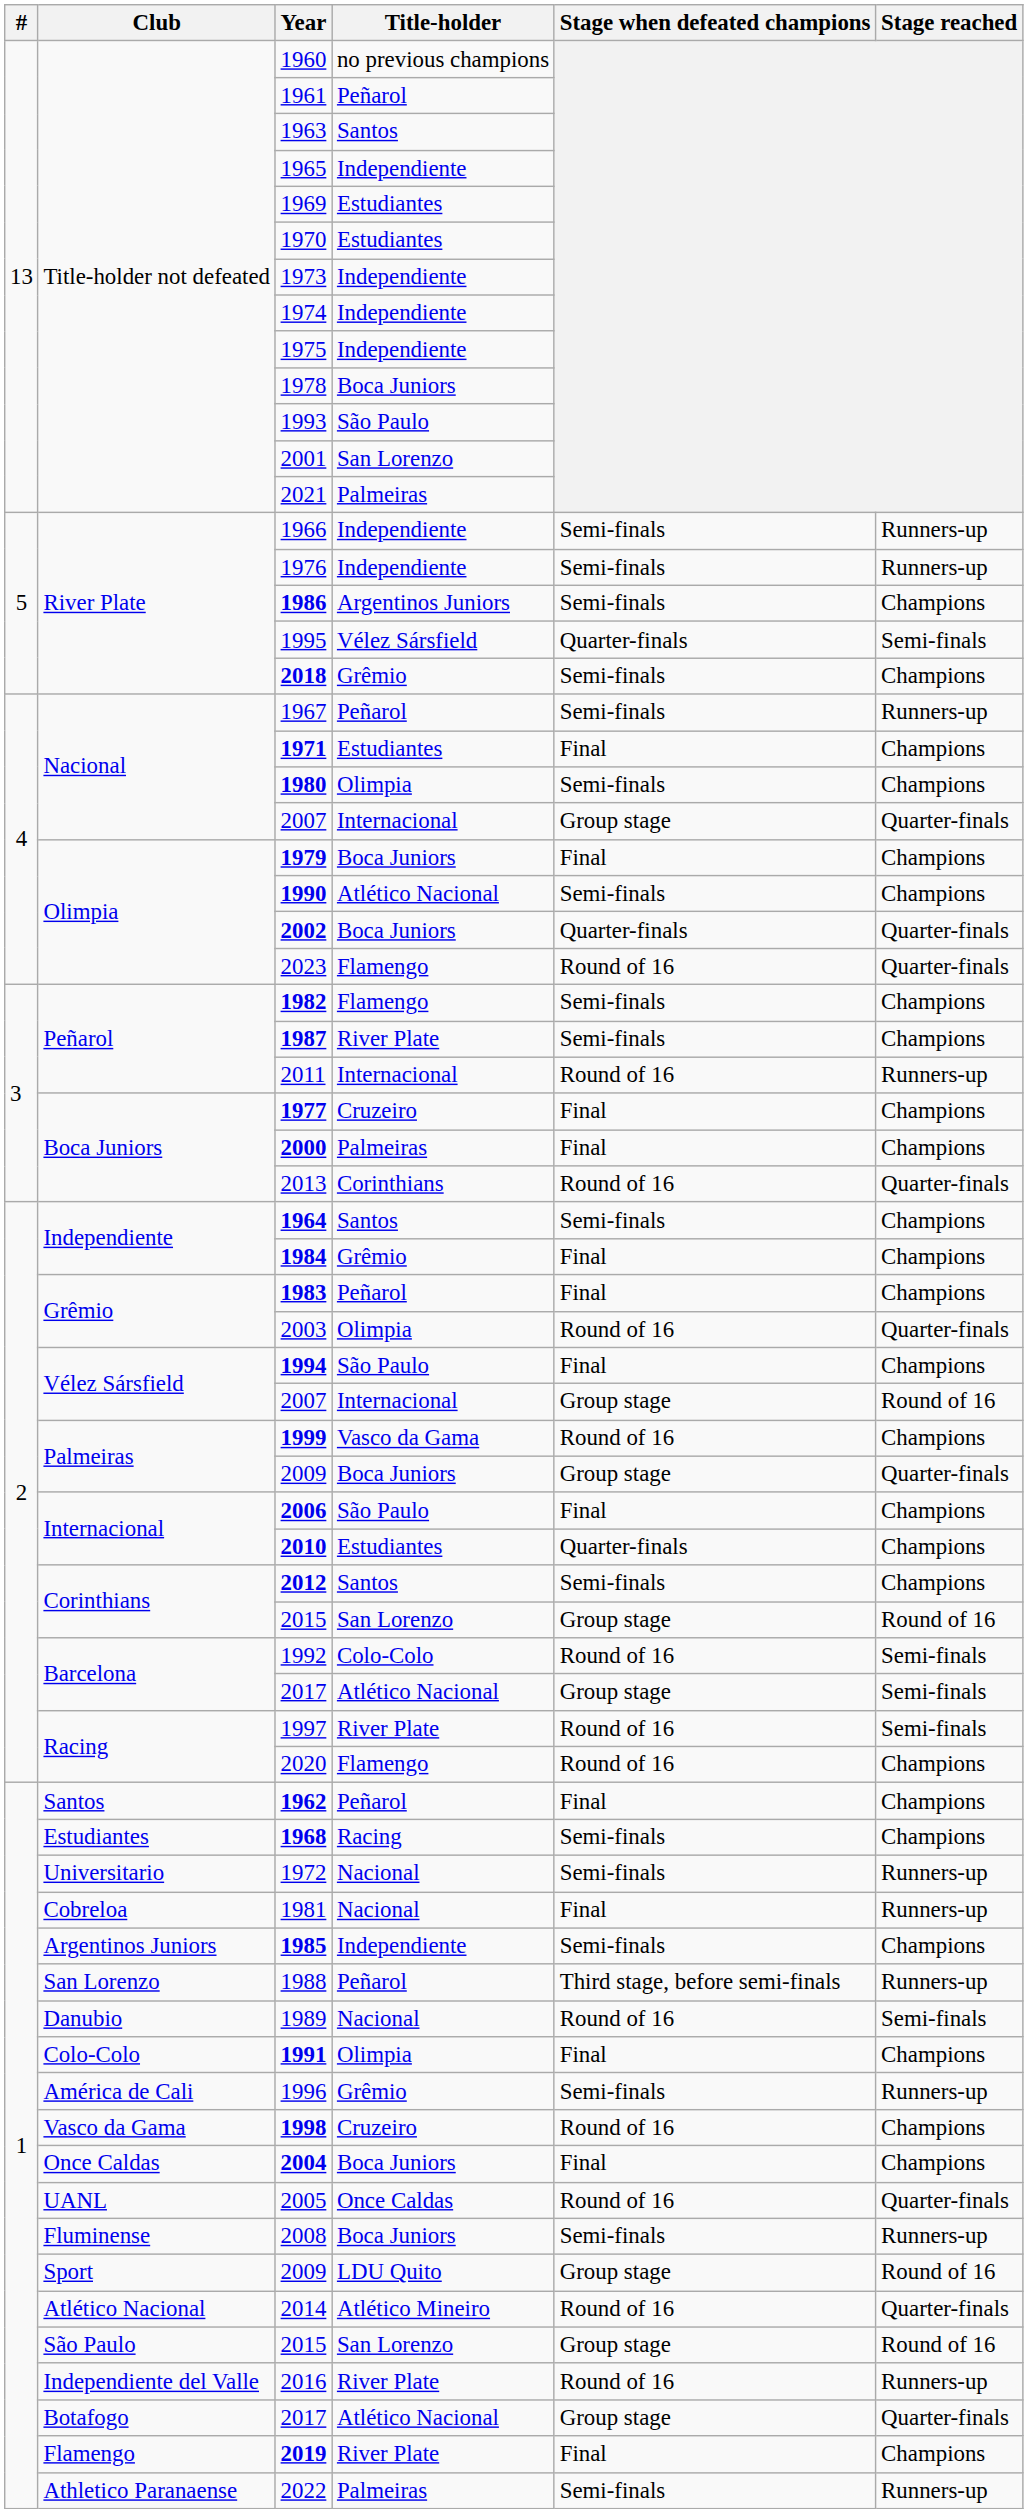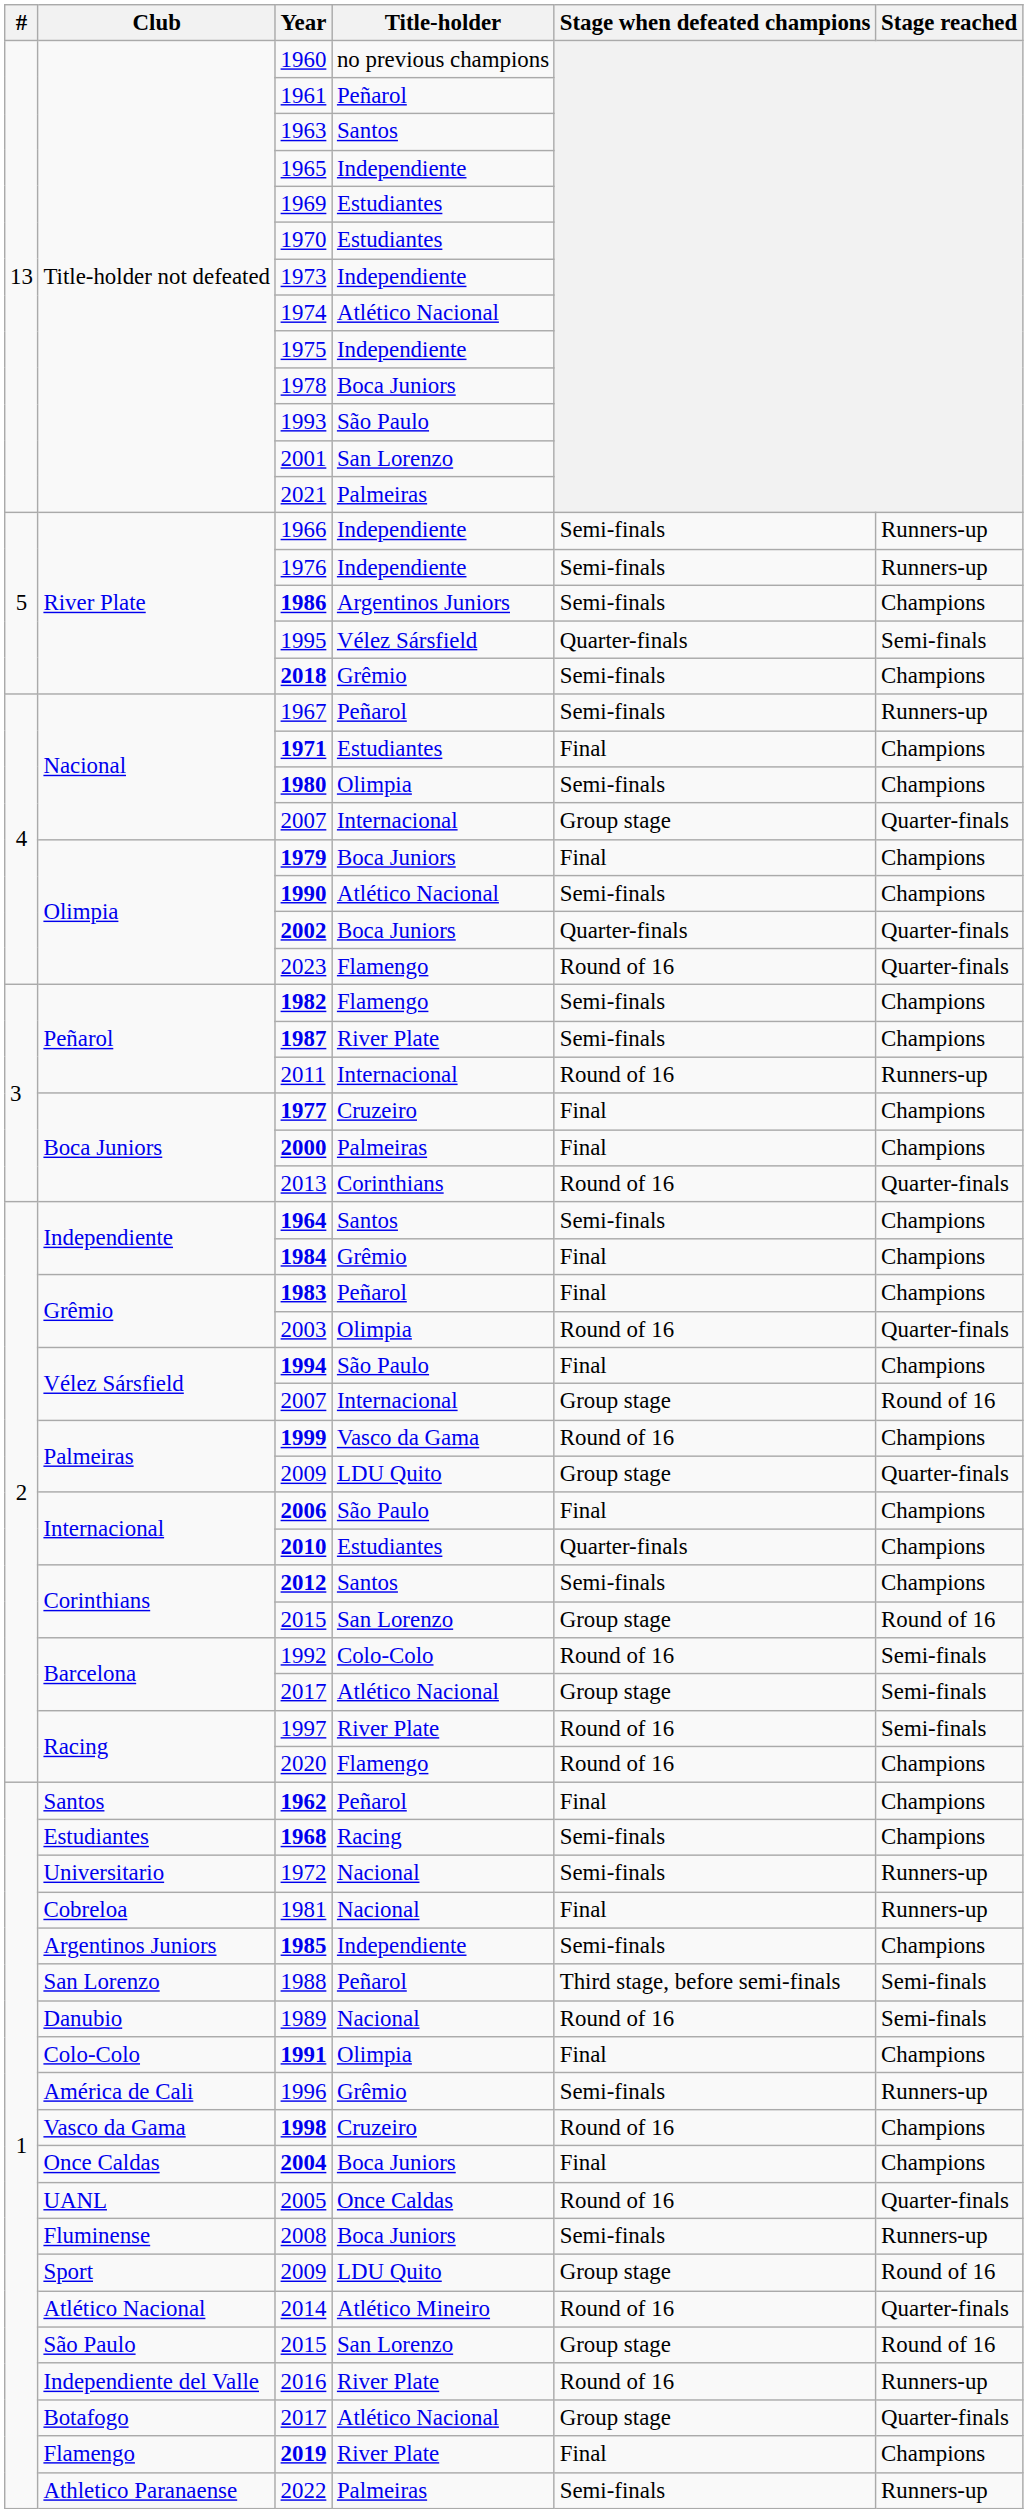(402, 312) Independiente -> (418, 312) Atlético Nacional
(396, 1474) Boca Juniors -> (389, 1474) LDU Quito
(934, 1982) Runners-up -> (934, 1982) Semi-finals
